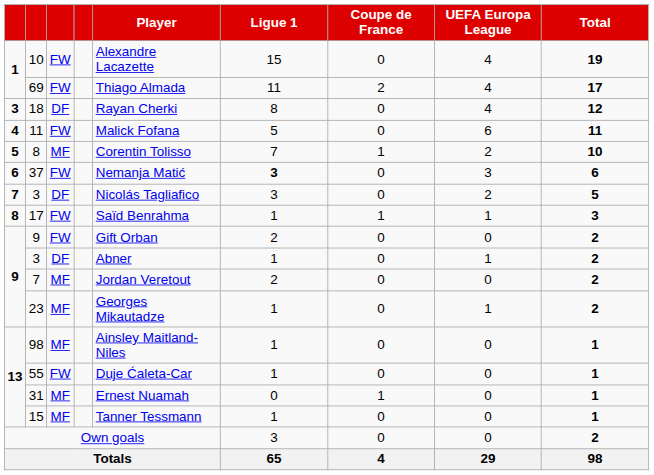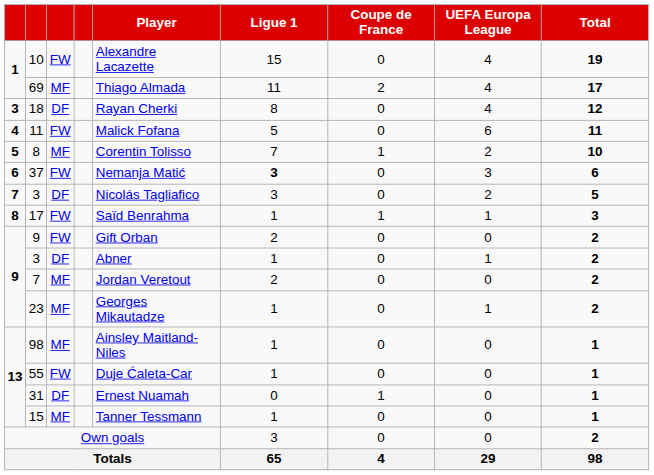(60, 88) FW -> (60, 88) MF
(60, 395) MF -> (60, 395) DF
